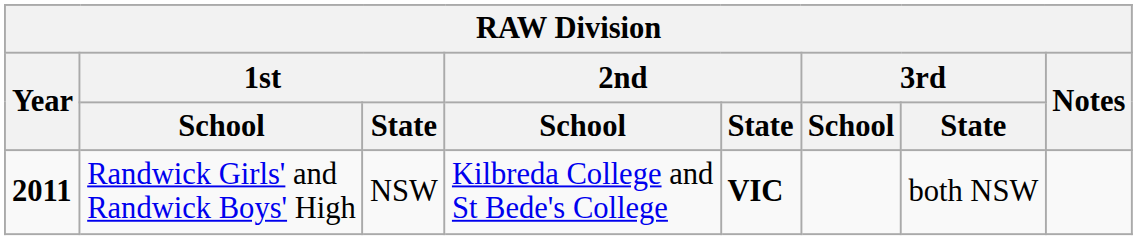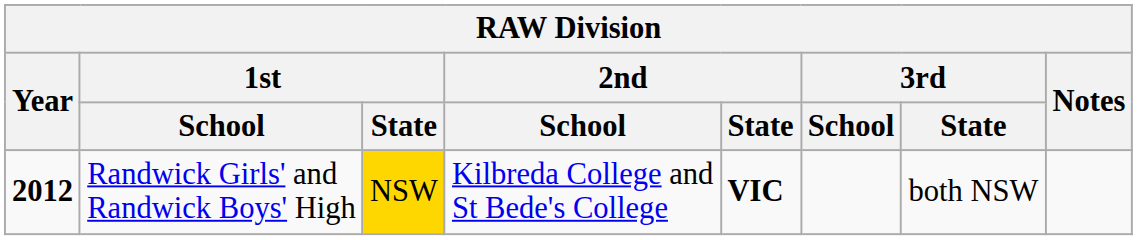(42, 191) 2011 -> (43, 191) 2012
(404, 191) no background -> (404, 191) gold background
